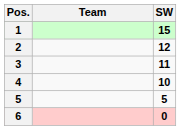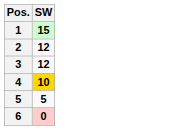- column: (93, 13)
(164, 64) 11 -> (44, 64) 12
(164, 82) no background -> (44, 82) gold background
